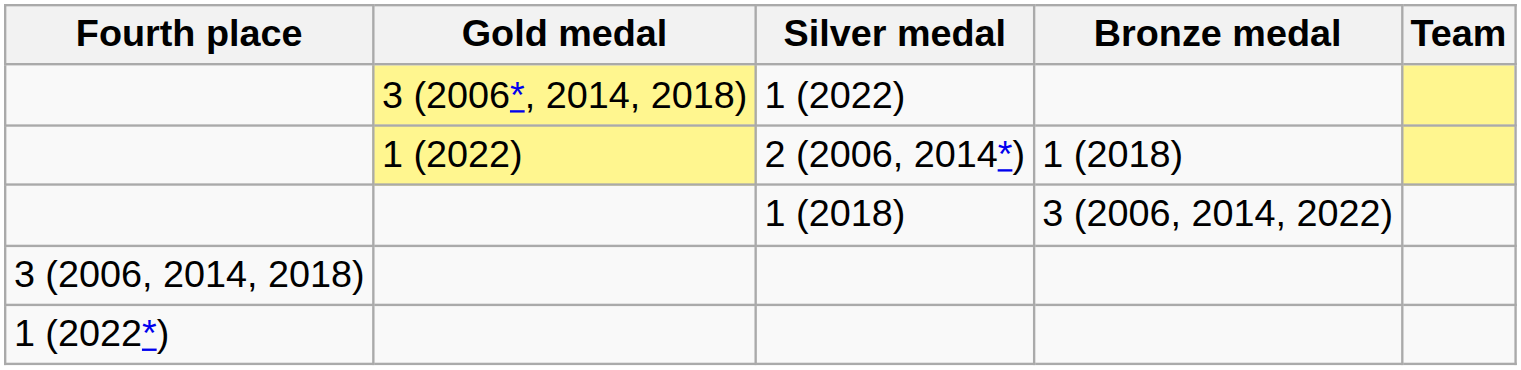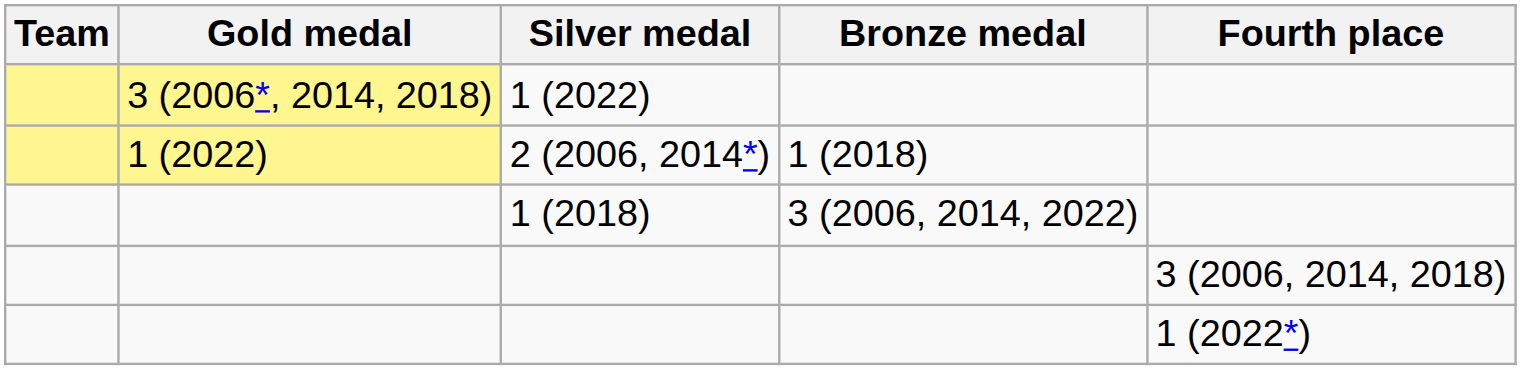columns swapped: (1458, 34) <-> (189, 34)
